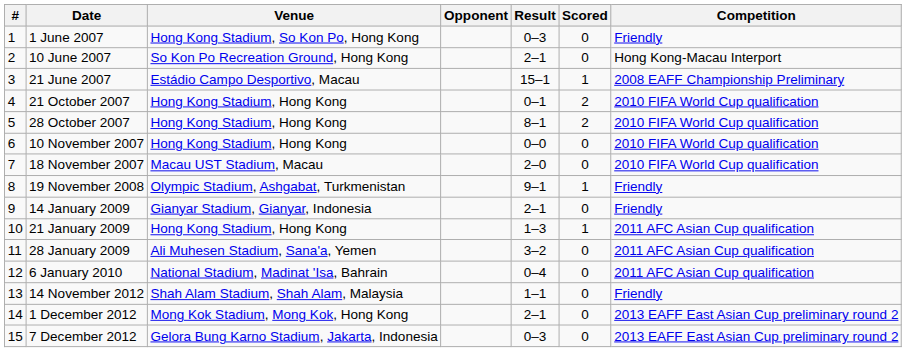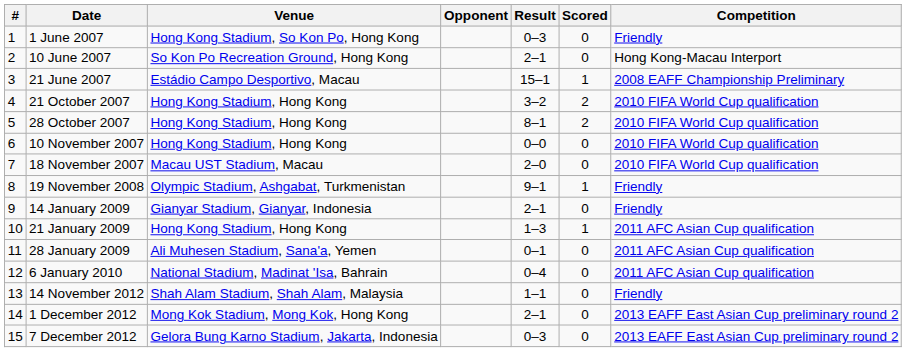(535, 101) 0–1 -> (535, 101) 3–2
(535, 251) 3–2 -> (535, 251) 0–1
